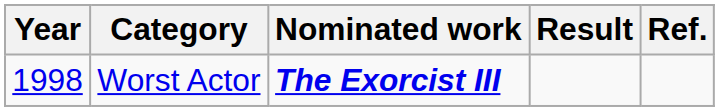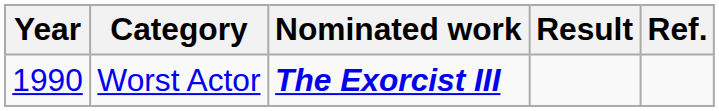(48, 79) 1998 -> (48, 79) 1990
